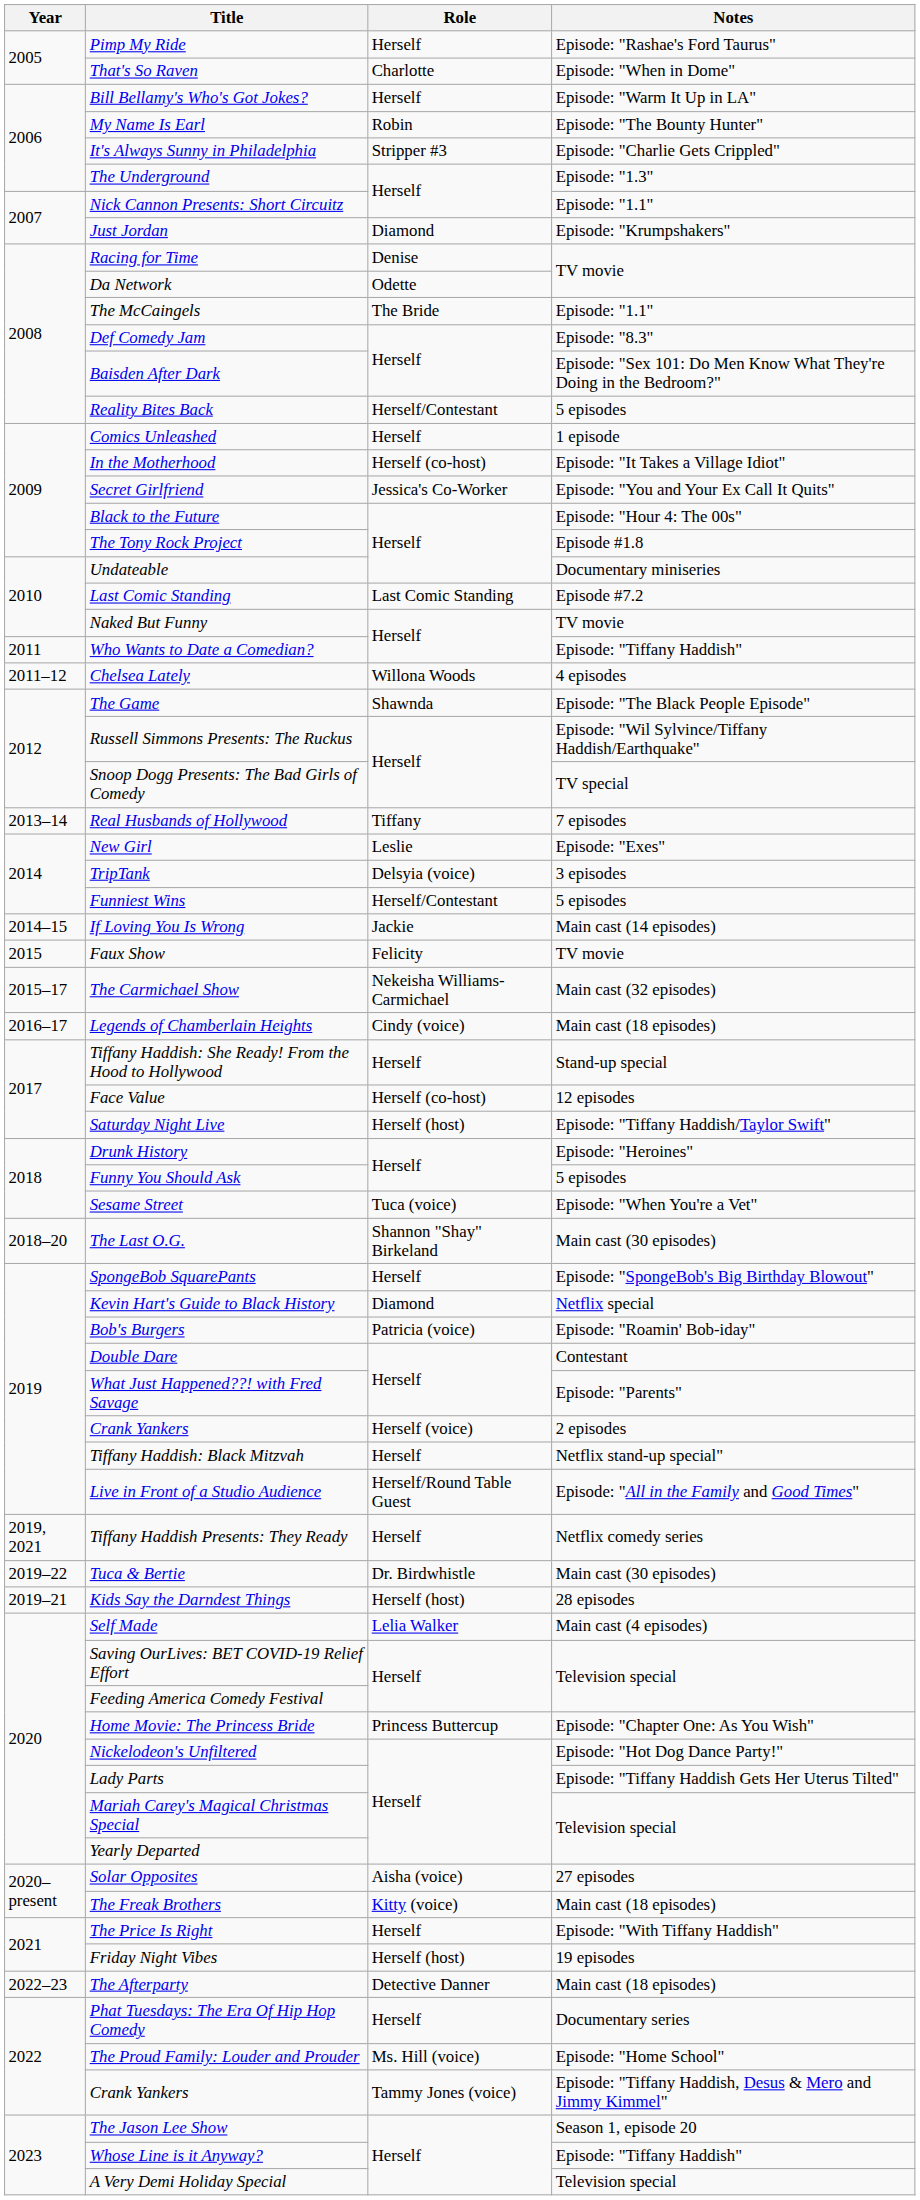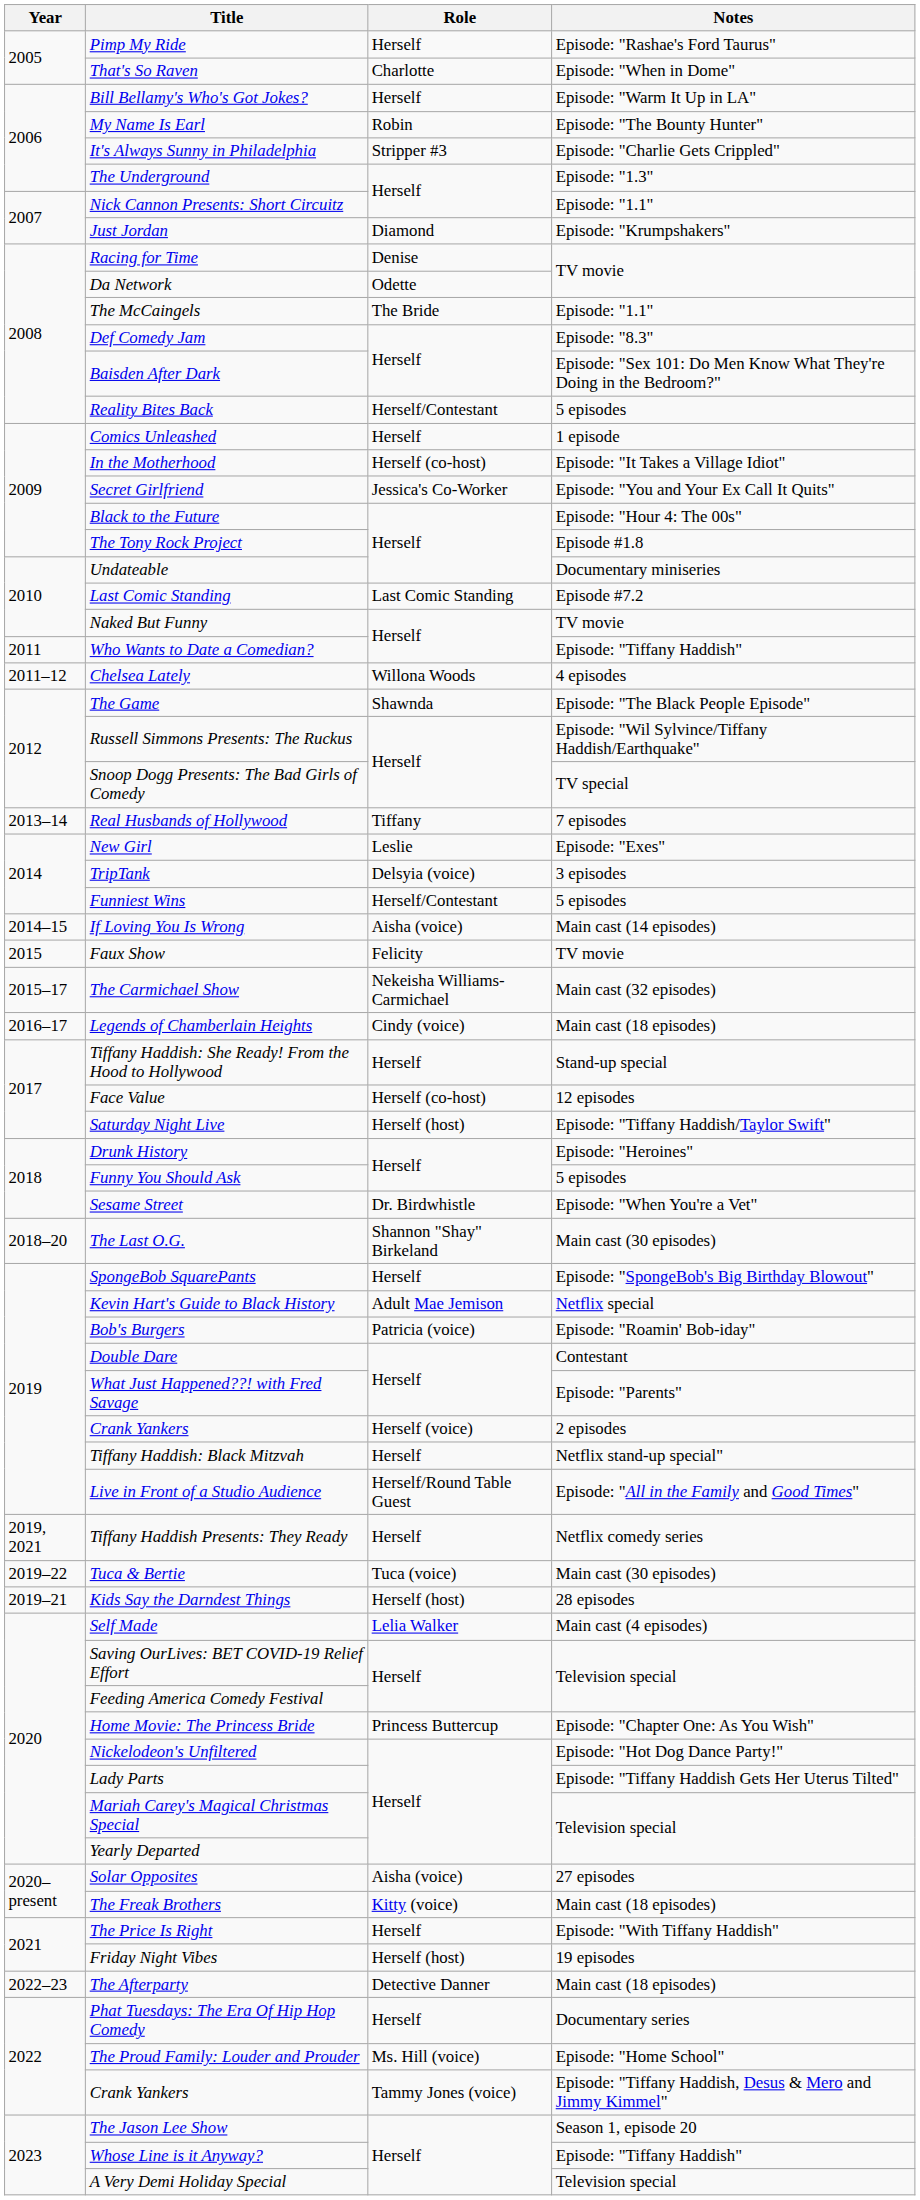(393, 927) Jackie -> (417, 927) Aisha (voice)
(414, 1204) Tuca (voice) -> (423, 1204) Dr. Birdwhistle
(403, 1303) Diamond -> (437, 1303) Adult Mae Jemison
(423, 1573) Dr. Birdwhistle -> (414, 1573) Tuca (voice)
